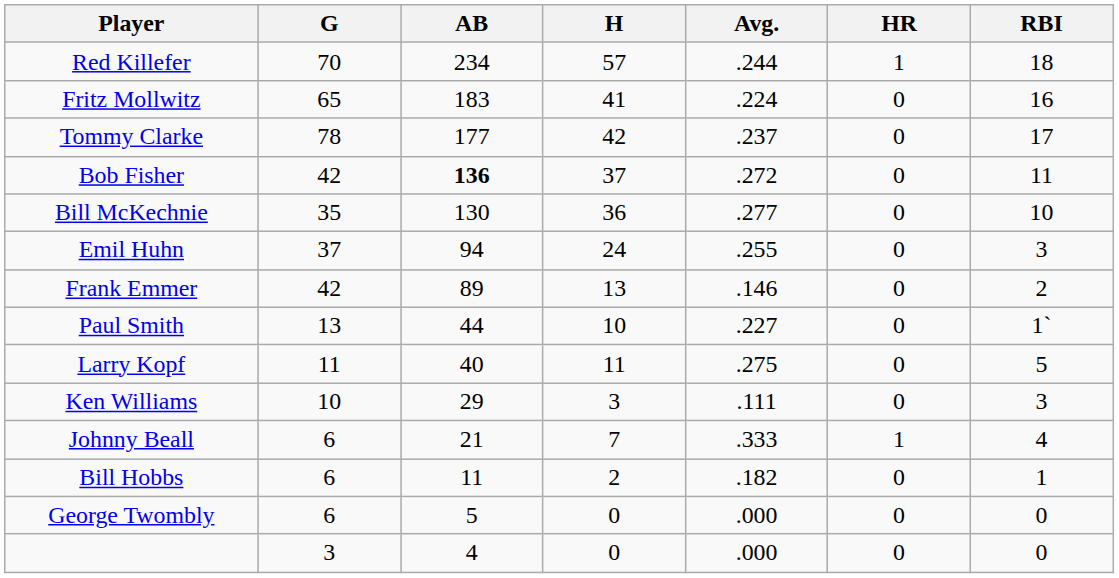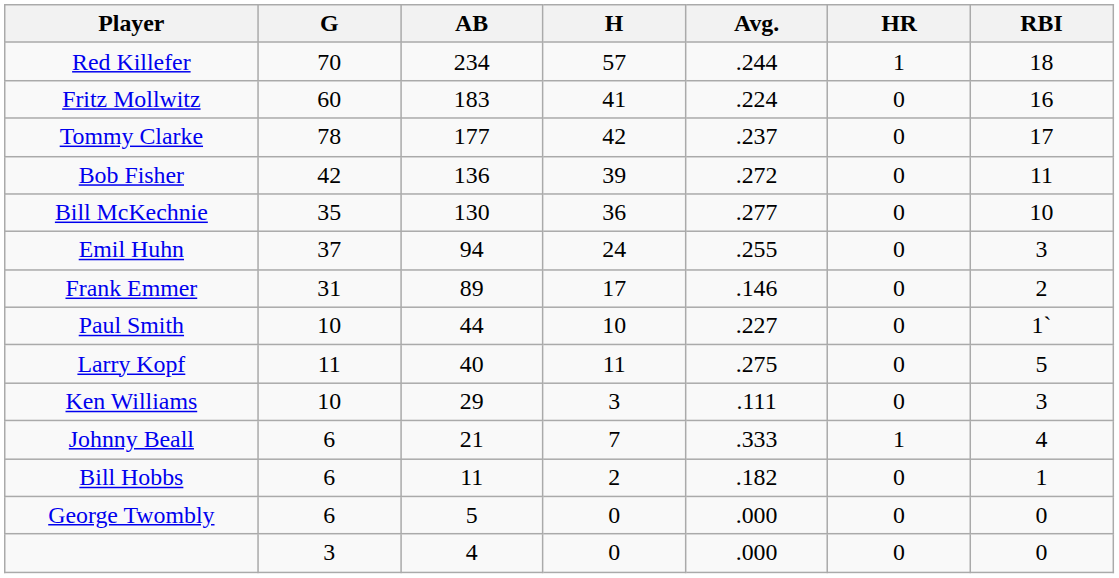(329, 99) 65 -> (329, 99) 60
(472, 174) bold -> (472, 174) normal
(614, 174) 37 -> (614, 174) 39
(329, 288) 42 -> (329, 288) 31
(614, 288) 13 -> (614, 288) 17
(329, 325) 13 -> (329, 325) 10
